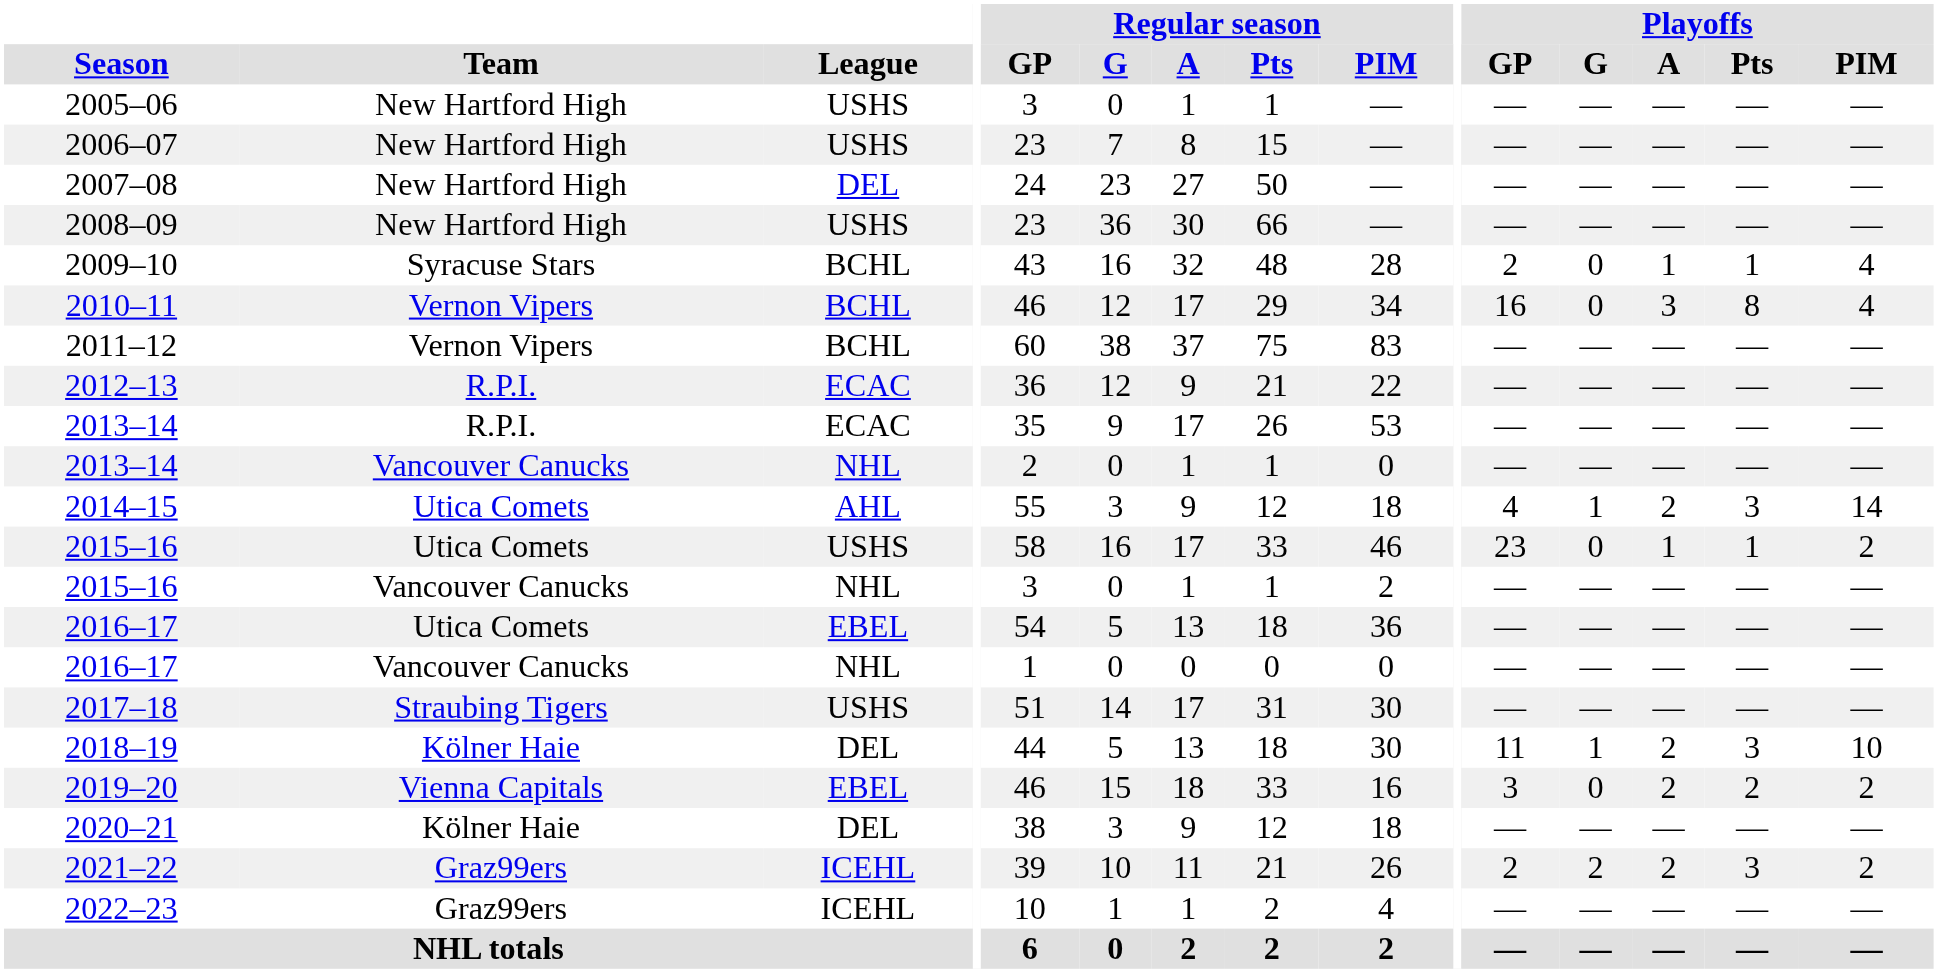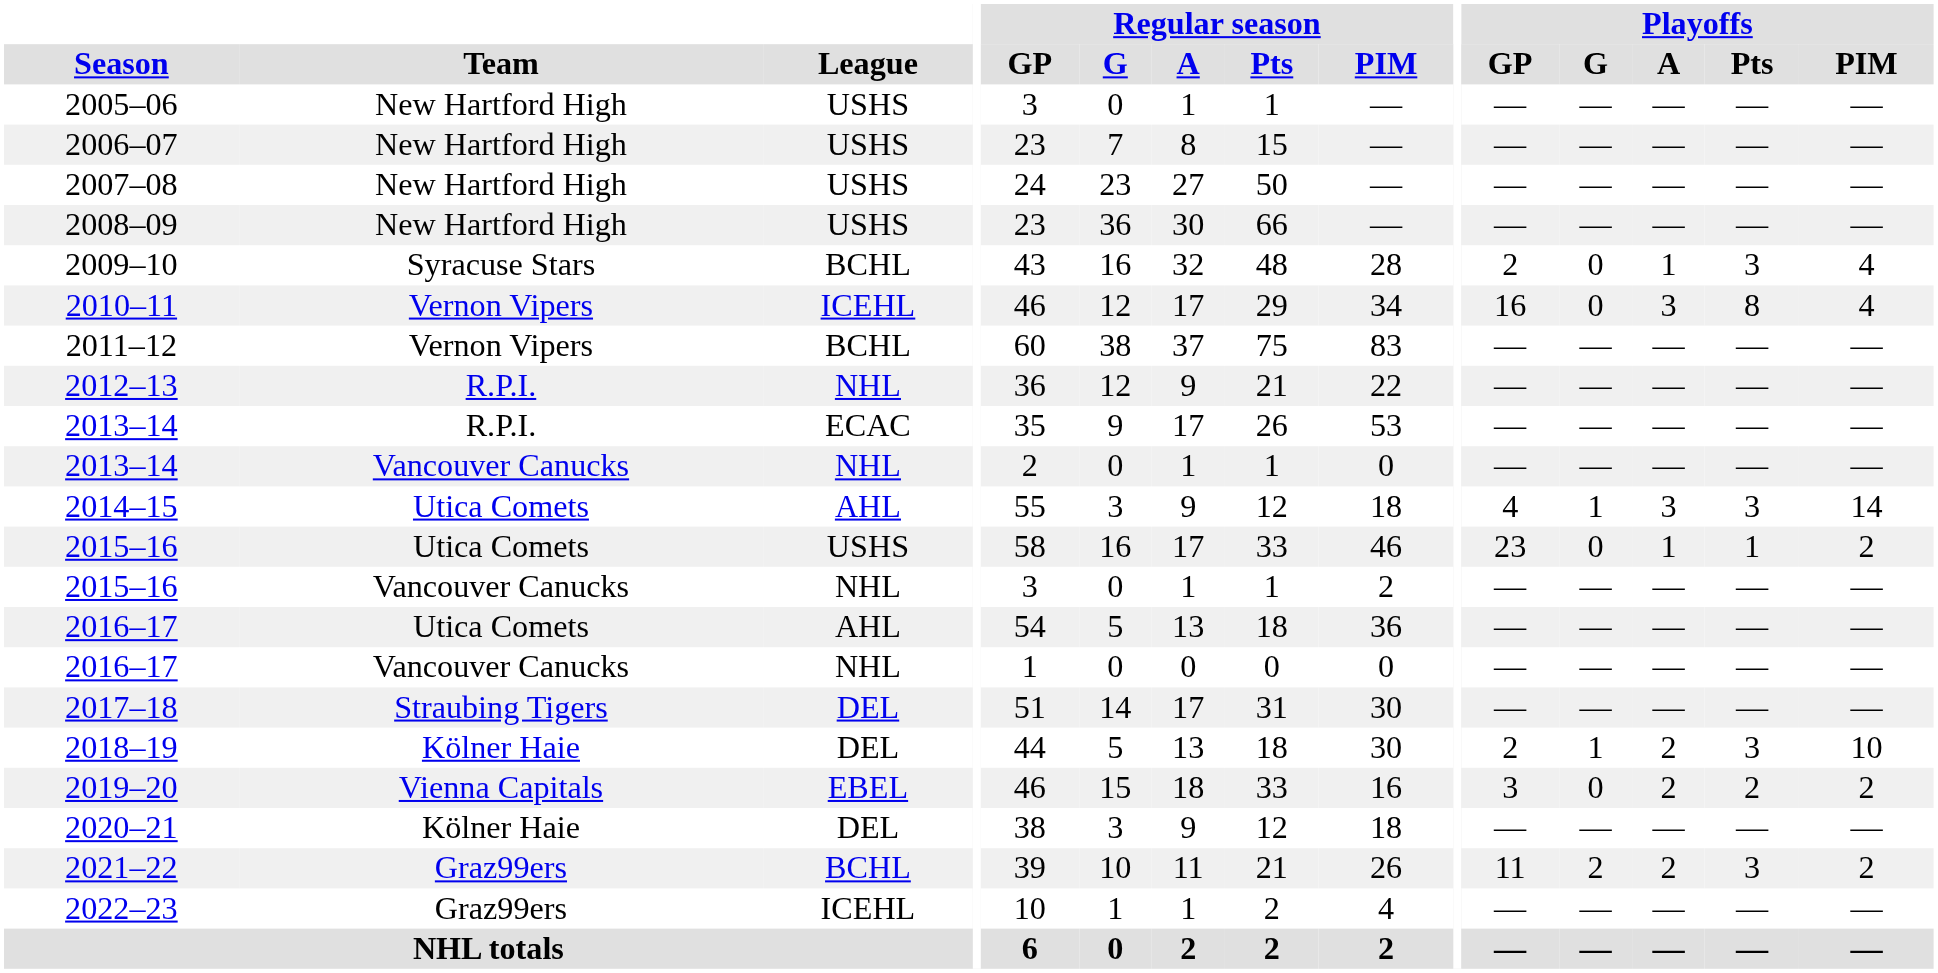(868, 184) DEL -> (868, 184) USHS
(1752, 264) 1 -> (1752, 264) 3
(868, 304) BCHL -> (868, 304) ICEHL
(868, 385) ECAC -> (868, 385) NHL
(1668, 505) 2 -> (1668, 505) 3
(868, 626) EBEL -> (868, 626) AHL
(868, 706) USHS -> (868, 706) DEL
(1510, 747) 11 -> (1510, 747) 2
(868, 867) ICEHL -> (868, 867) BCHL
(1510, 867) 2 -> (1510, 867) 11
